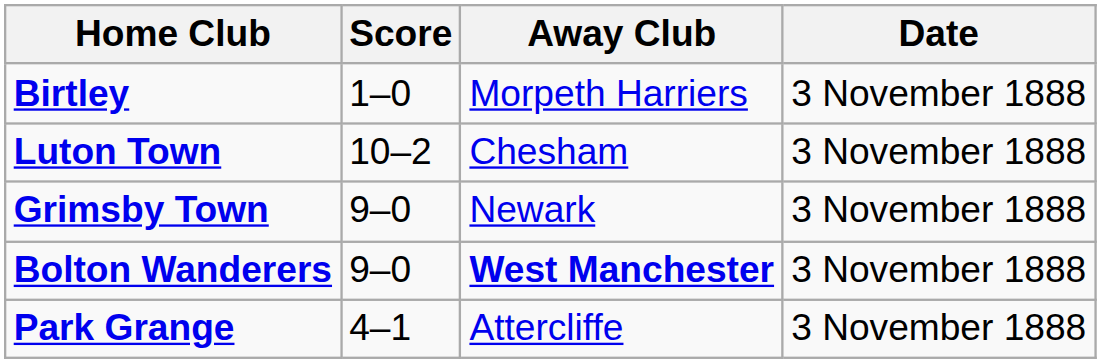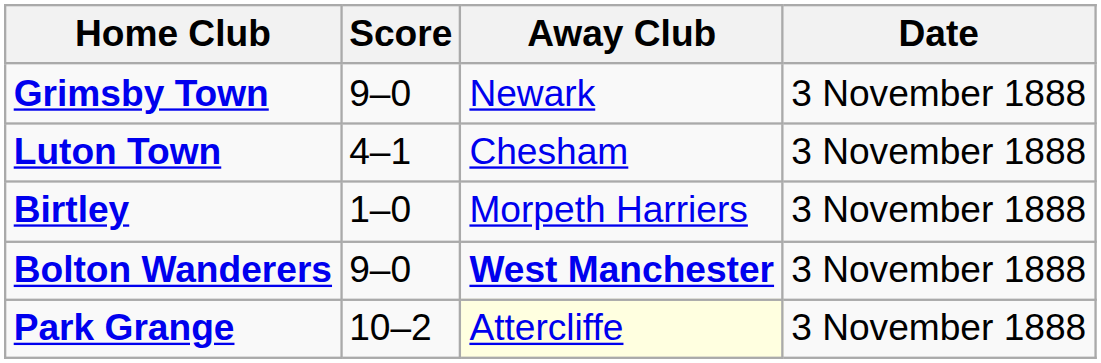rows swapped: (141, 210) <-> (71, 92)
(390, 151) 10–2 -> (380, 151) 4–1
(380, 328) 4–1 -> (390, 328) 10–2
(546, 328) no background -> (546, 328) lightyellow background
